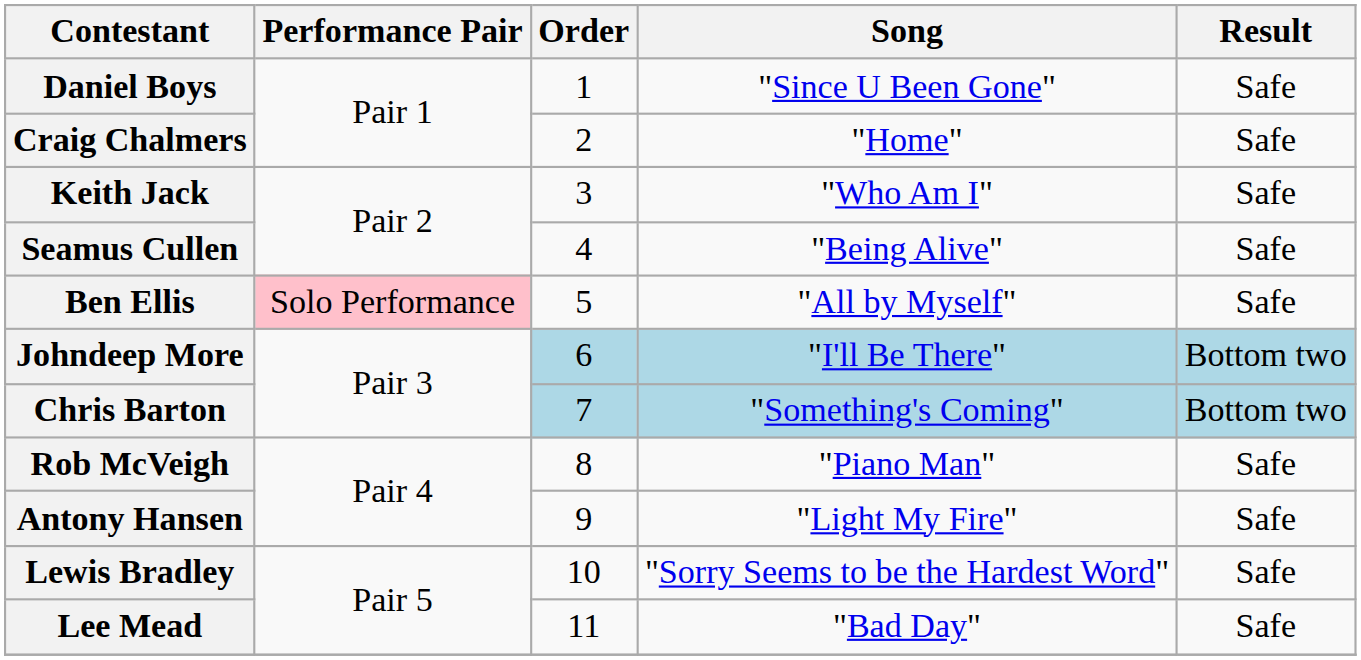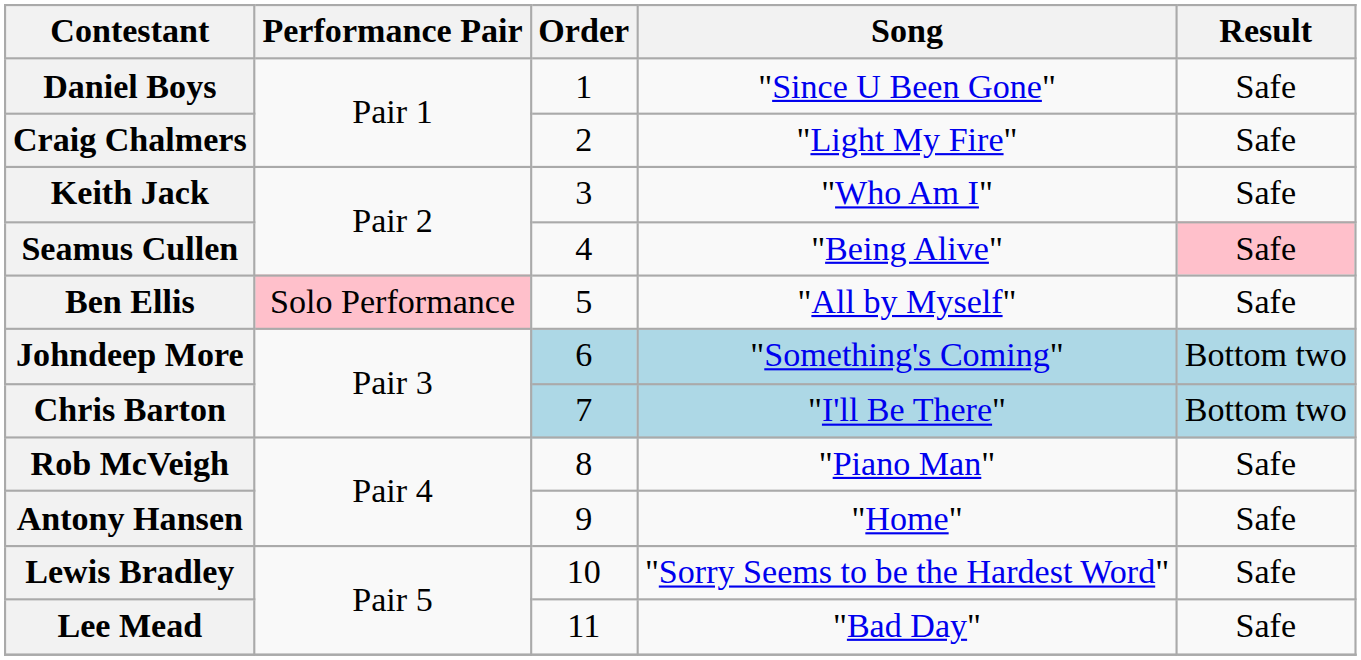(907, 139) "Home" -> (907, 139) "Light My Fire"
(1266, 247) no background -> (1266, 247) pink background
(907, 355) "I'll Be There" -> (907, 355) "Something's Coming"
(907, 409) "Something's Coming" -> (907, 409) "I'll Be There"
(907, 517) "Light My Fire" -> (907, 517) "Home"
